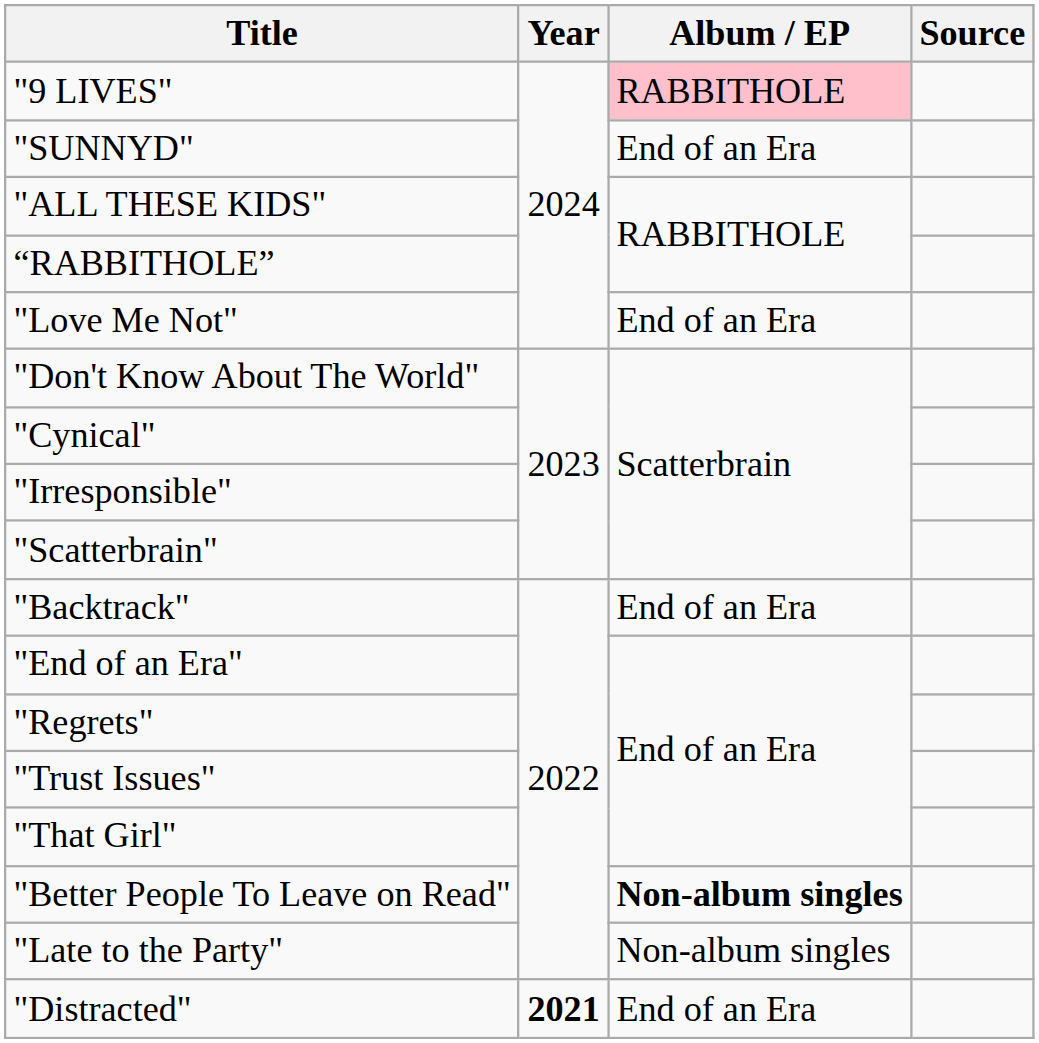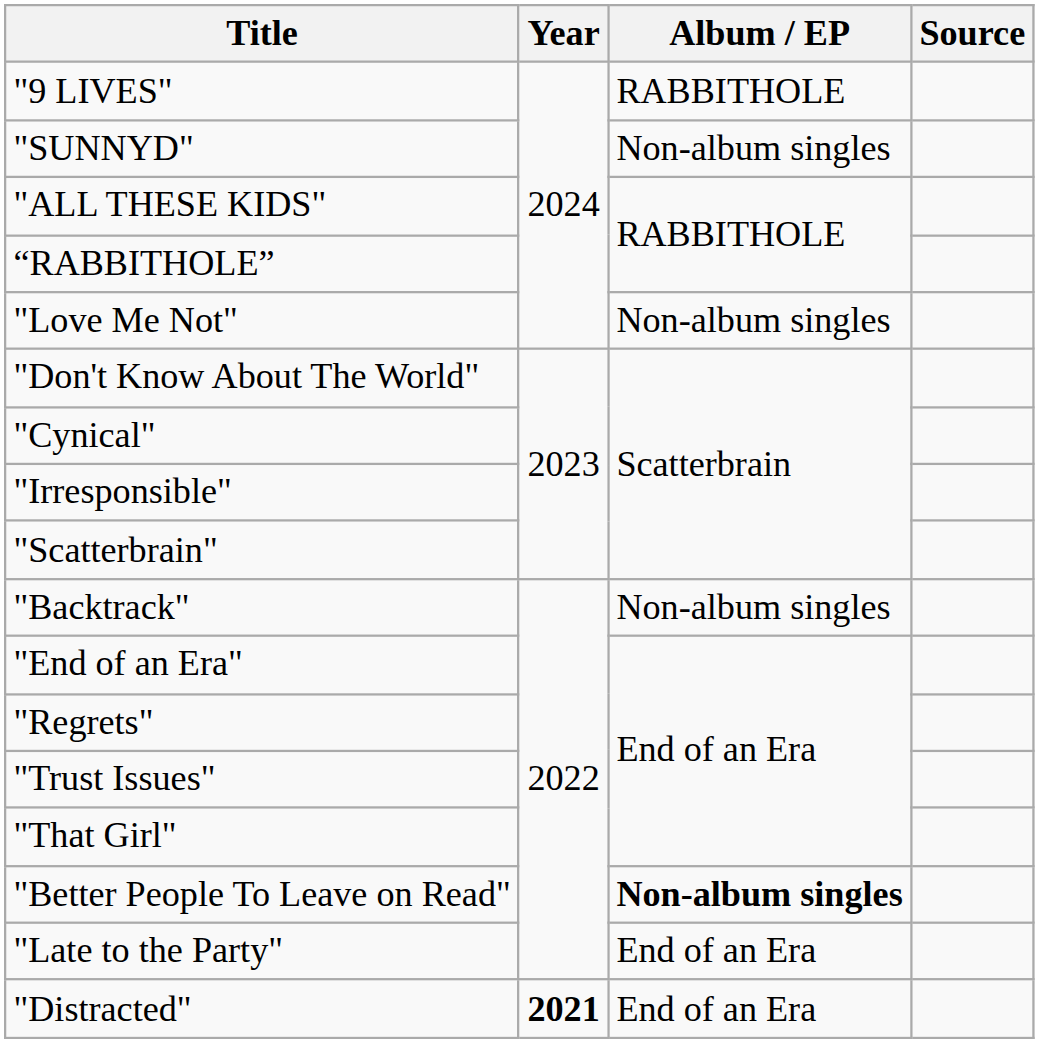(731, 90) pink background -> (731, 90) no background
(716, 147) End of an Era -> (753, 147) Non-album singles
(716, 319) End of an Era -> (753, 319) Non-album singles
(716, 606) End of an Era -> (753, 606) Non-album singles
(753, 950) Non-album singles -> (716, 950) End of an Era
